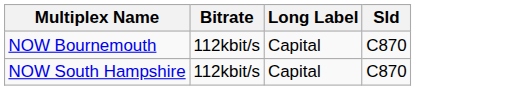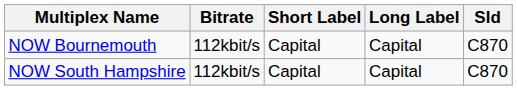+ column: (315, 17)
